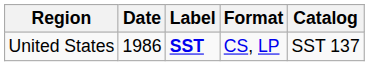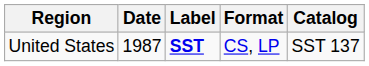(142, 46) 1986 -> (142, 46) 1987
